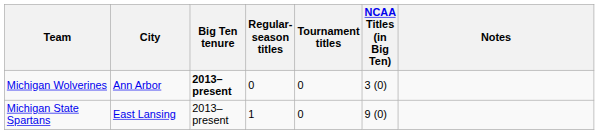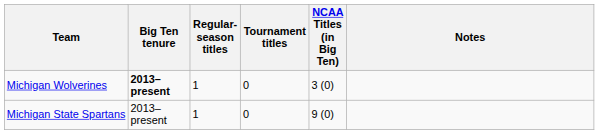- column: (150, 37)
(251, 85) 0 -> (195, 85) 1
